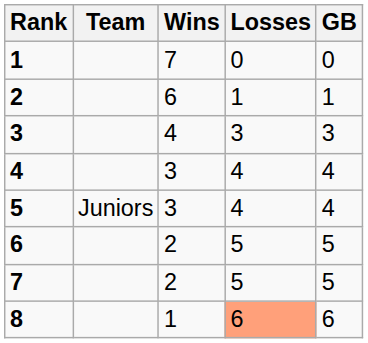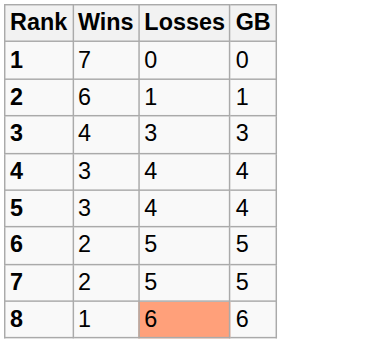- column: (116, 23)
